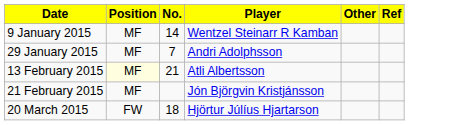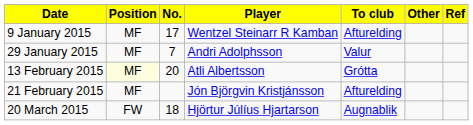+ column: (373, 14)
(172, 33) 14 -> (172, 33) 17
(172, 71) 21 -> (172, 71) 20
